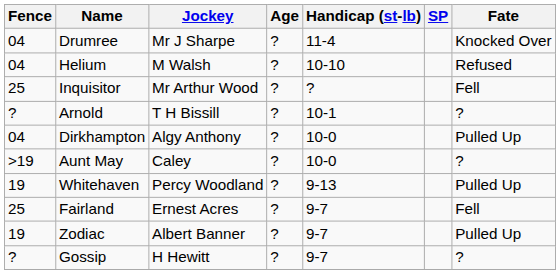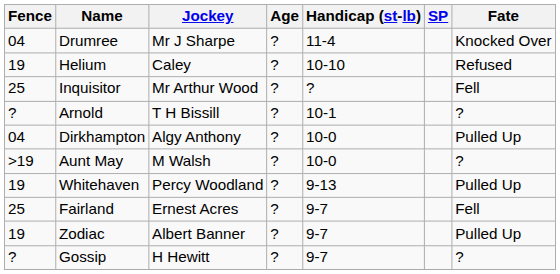(16, 64) 04 -> (16, 64) 19
(181, 64) M Walsh -> (172, 64) Caley
(172, 161) Caley -> (181, 161) M Walsh
